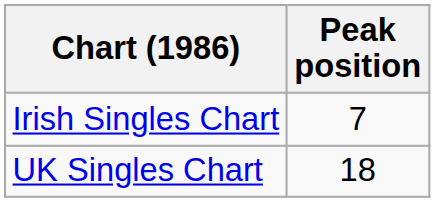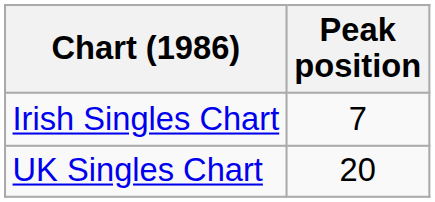(358, 170) 18 -> (358, 170) 20
